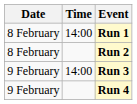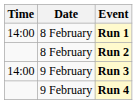columns swapped: (33, 14) <-> (79, 14)
